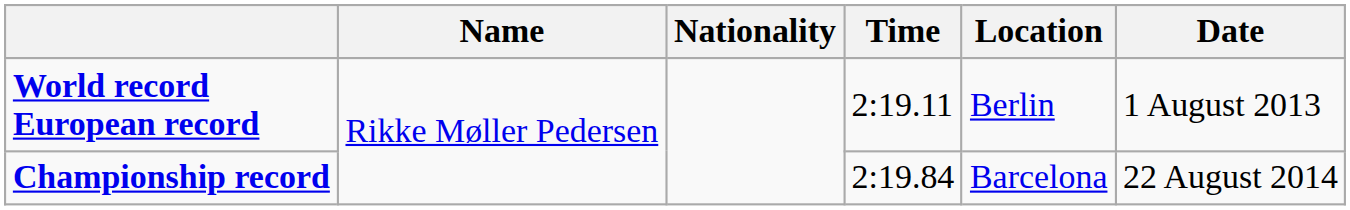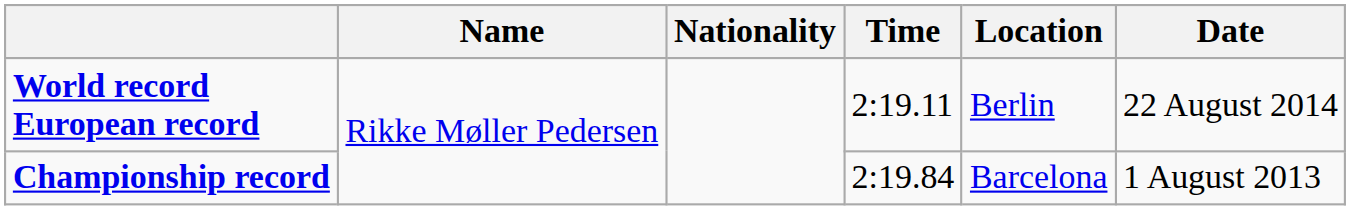(1222, 104) 1 August 2013 -> (1231, 104) 22 August 2014
(1231, 177) 22 August 2014 -> (1222, 177) 1 August 2013
